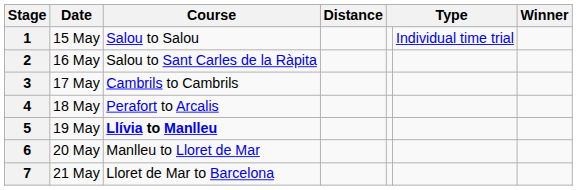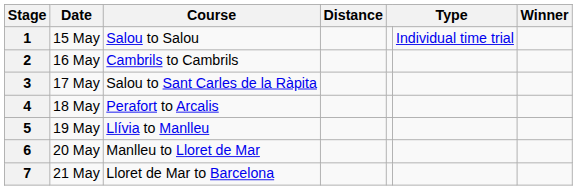(212, 60) Salou to Sant Carles de la Ràpita -> (172, 60) Cambrils to Cambrils
(172, 83) Cambrils to Cambrils -> (212, 83) Salou to Sant Carles de la Ràpita
(162, 128) bold -> (158, 128) normal
